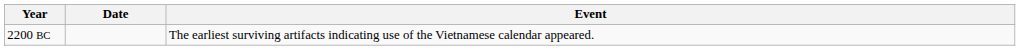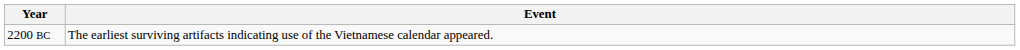- column: (116, 14)
